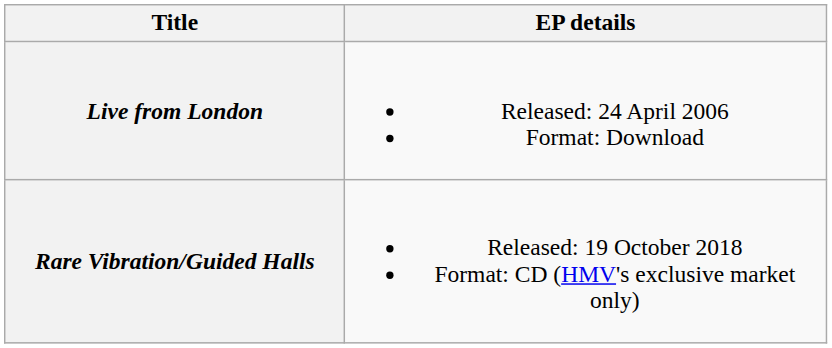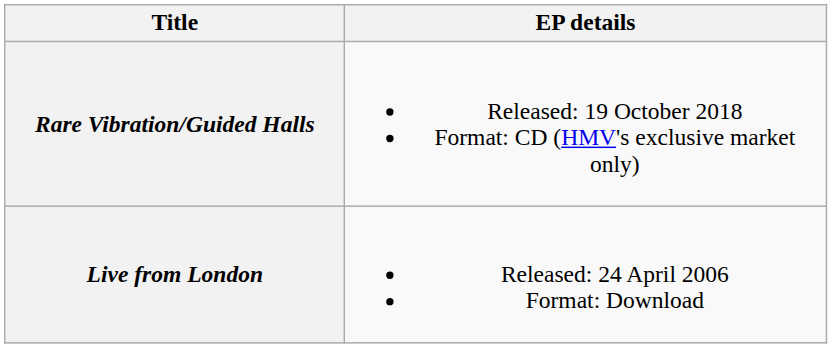rows swapped: (175, 110) <-> (175, 260)
